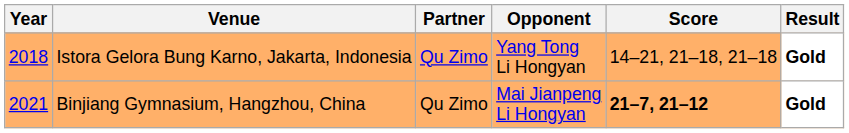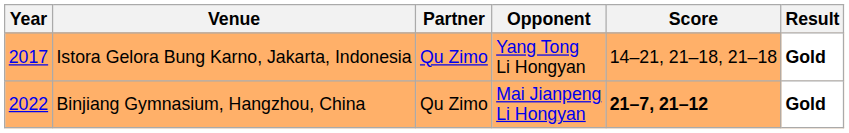(28, 57) 2018 -> (28, 57) 2017
(28, 104) 2021 -> (28, 104) 2022
